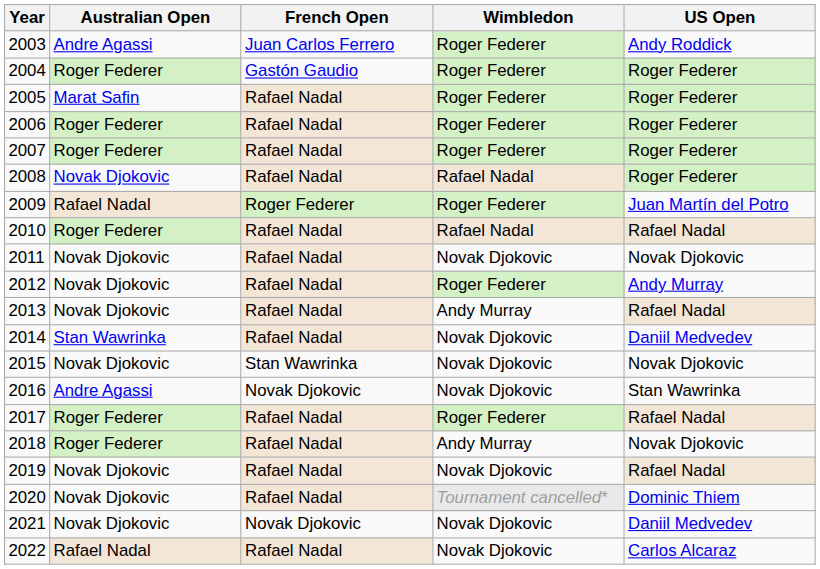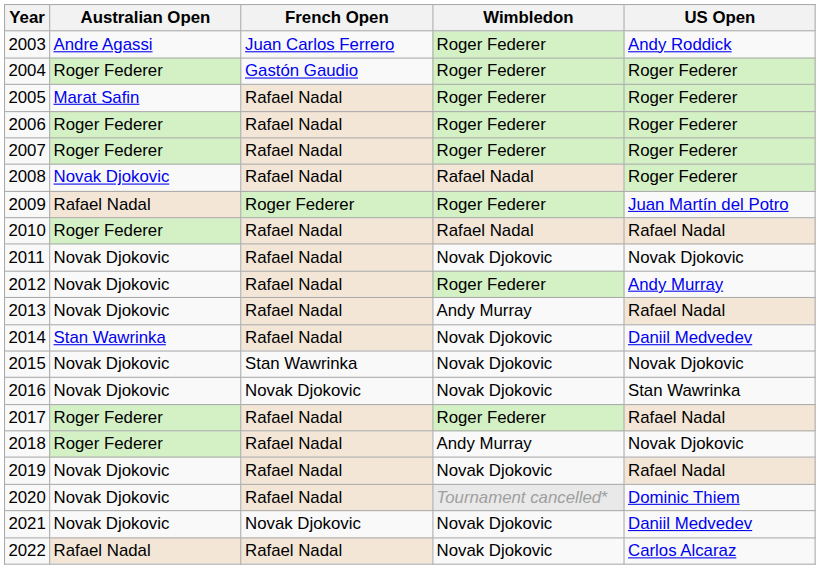(103, 390) Andre Agassi -> (111, 390) Novak Djokovic
